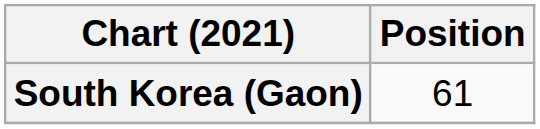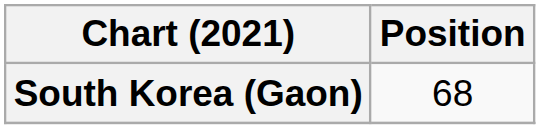(453, 92) 61 -> (453, 92) 68
